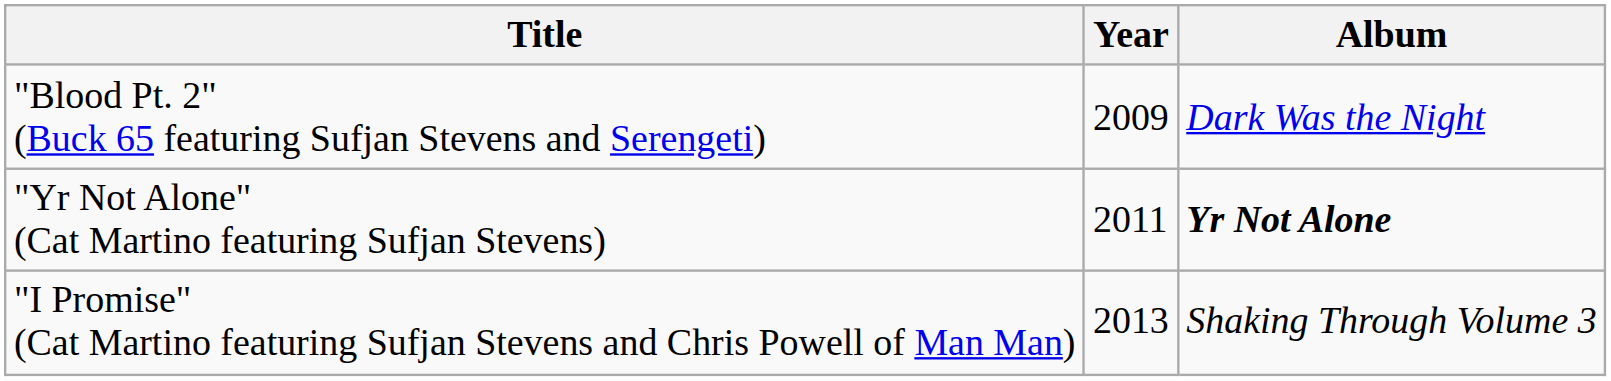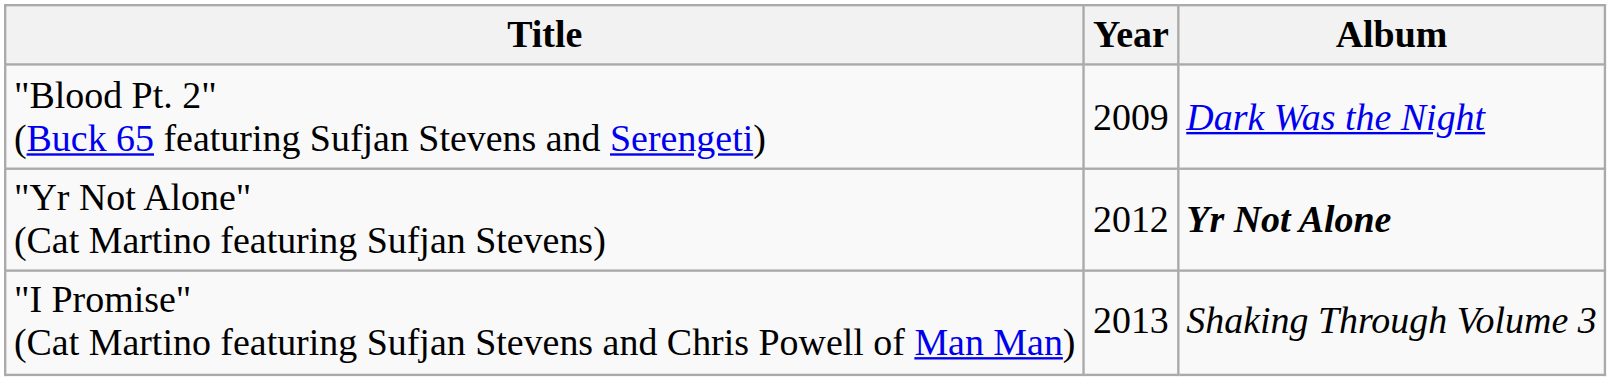(1130, 218) 2011 -> (1131, 218) 2012
